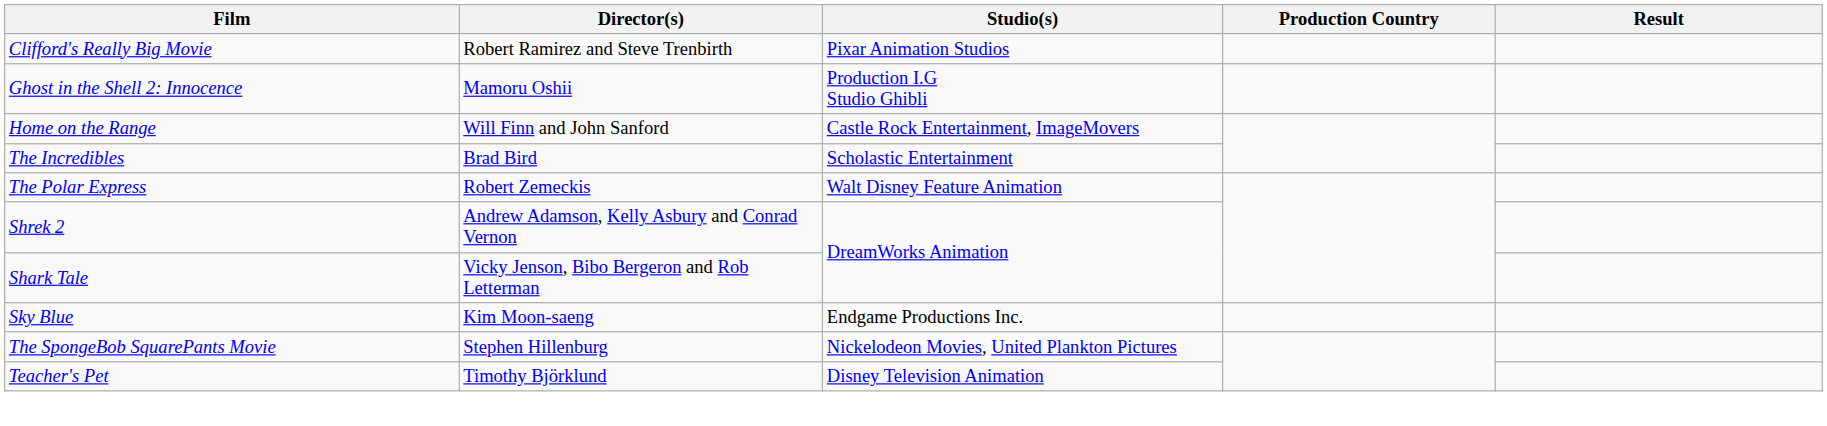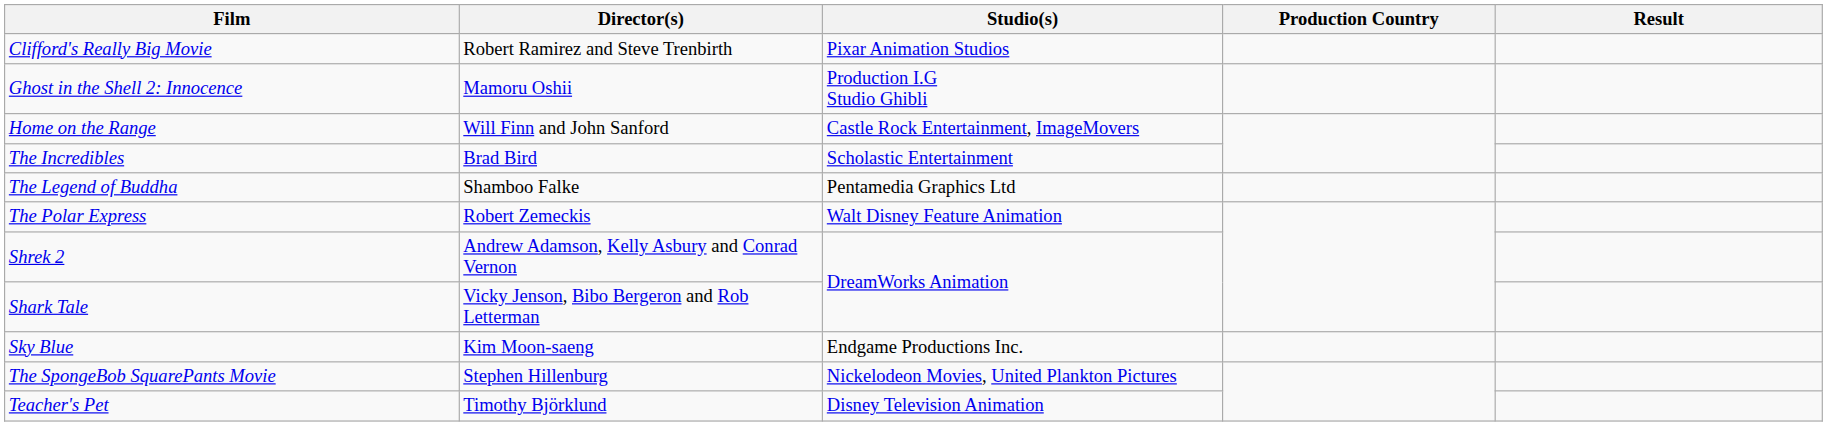+ row: (93, 187)
